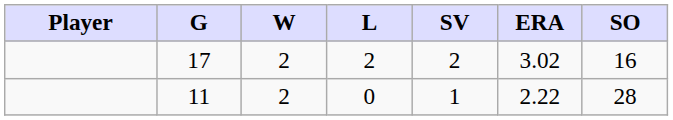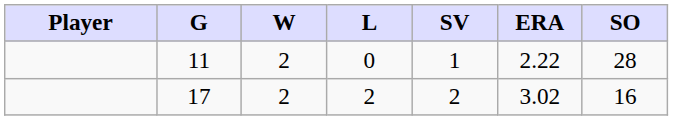rows swapped: (199, 59) <-> (199, 96)
